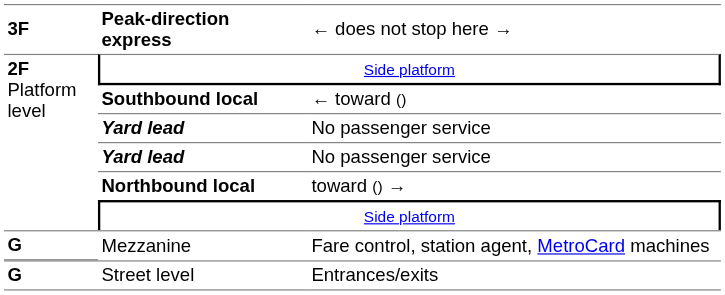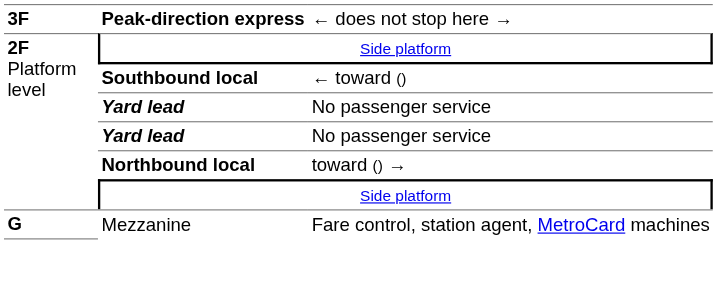- row: (148, 275)
